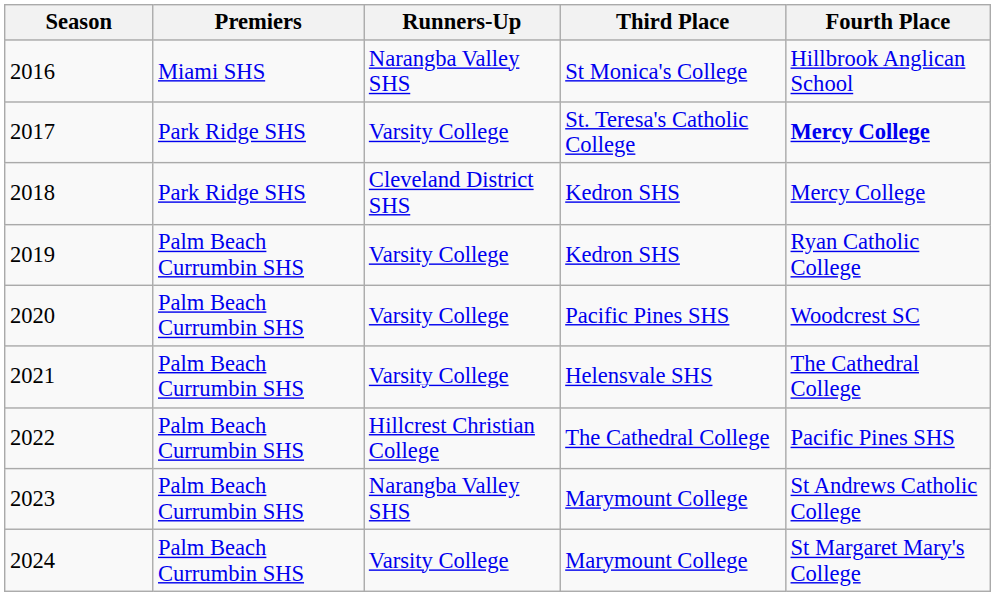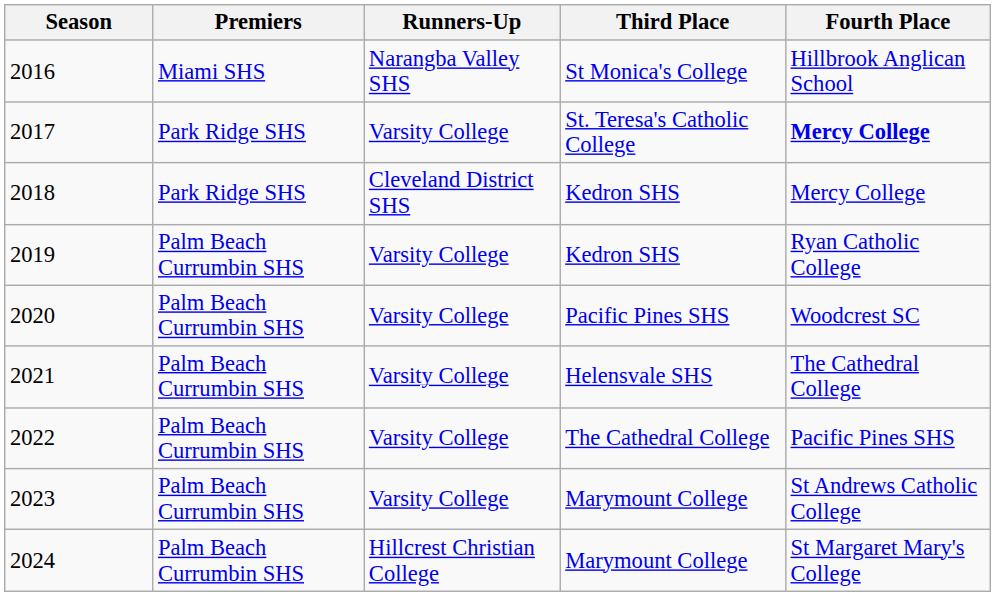(452, 437) Hillcrest Christian College -> (439, 437) Varsity College
(444, 498) Narangba Valley SHS -> (439, 498) Varsity College
(439, 560) Varsity College -> (452, 560) Hillcrest Christian College
